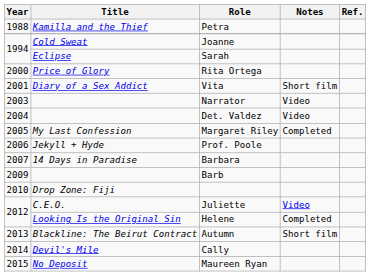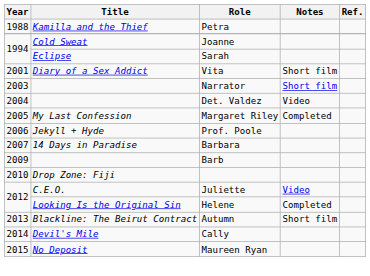- row: (17, 71)
(296, 101) Video -> (310, 86) Short film
